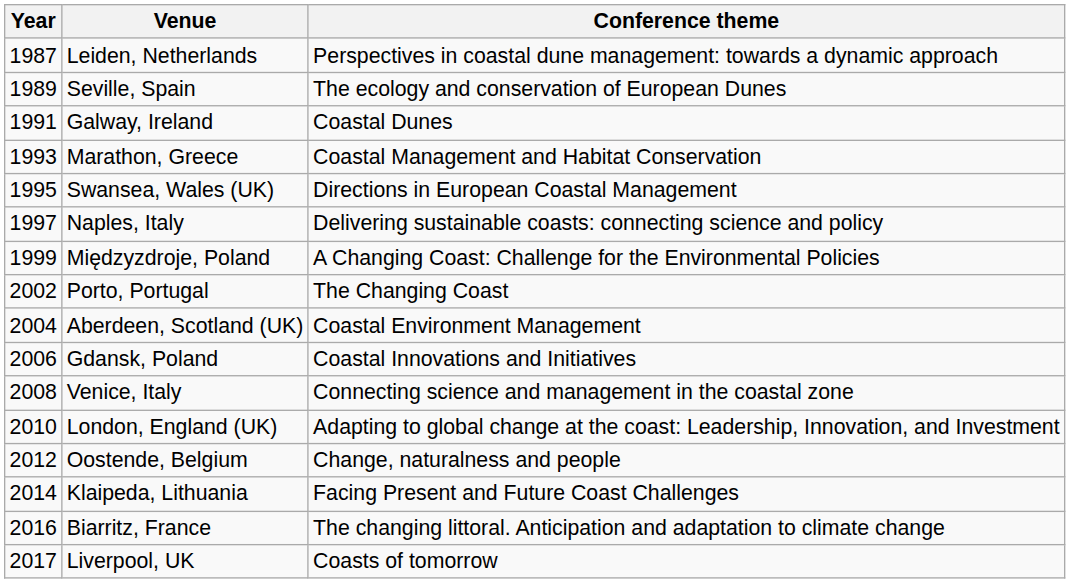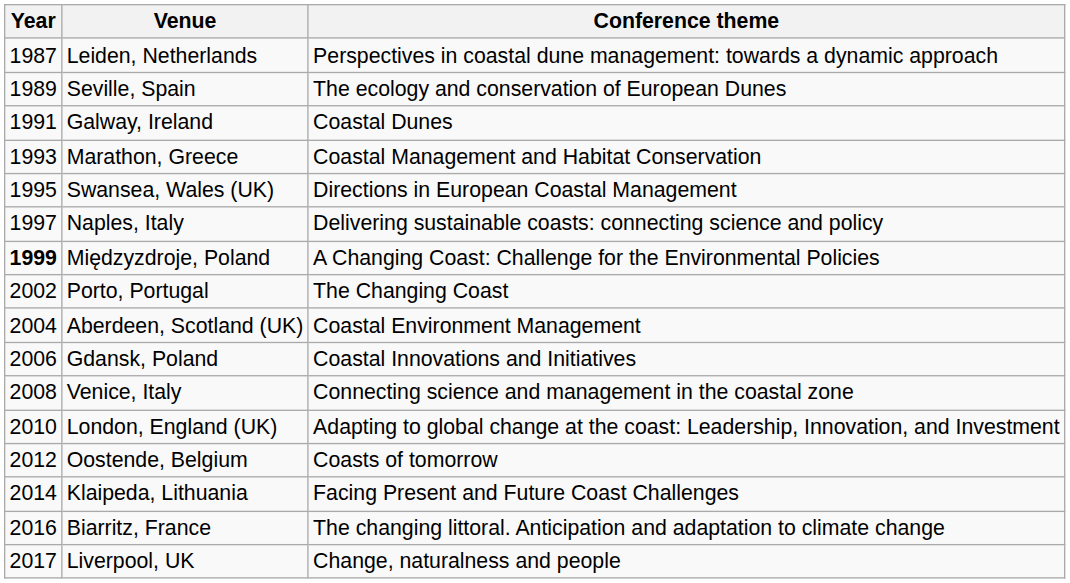(33, 257) normal -> (33, 257) bold
(467, 460) Change, naturalness and people -> (405, 460) Coasts of tomorrow
(405, 561) Coasts of tomorrow -> (467, 561) Change, naturalness and people
